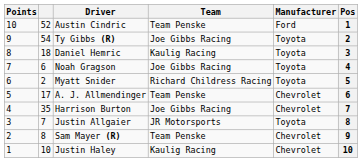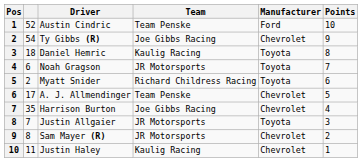columns swapped: (348, 11) <-> (22, 11)
(291, 39) Toyota -> (283, 39) Chevrolet
(190, 67) Joe Gibbs Racing -> (170, 67) JR Motorsports
(178, 136) Team Penske -> (170, 136) JR Motorsports
(46, 150) 10 -> (31, 150) 11
